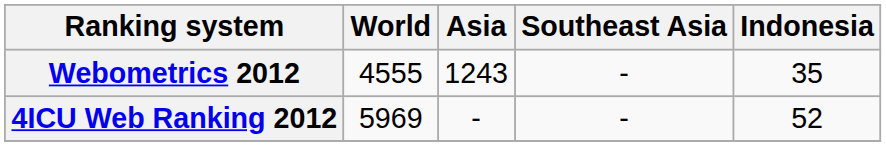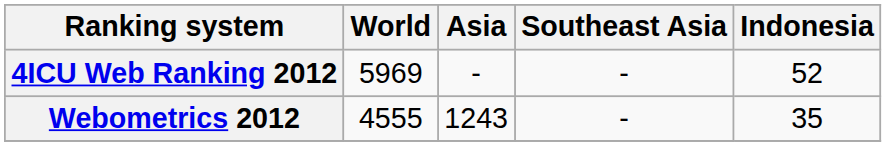rows swapped: (174, 118) <-> (174, 72)
